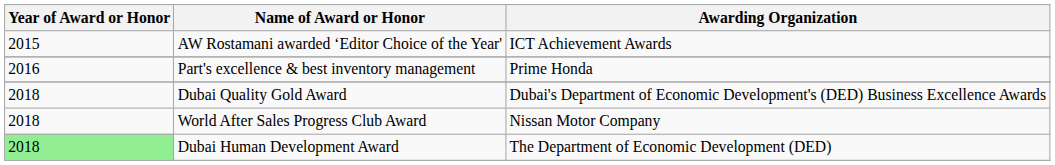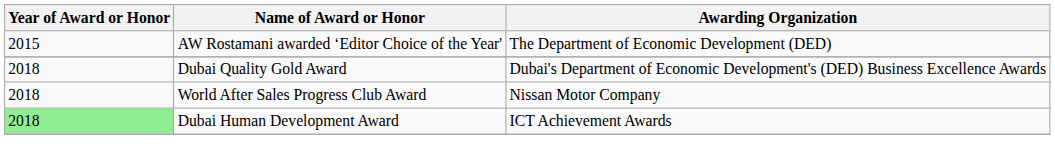(591, 43) ICT Achievement Awards -> (670, 43) The Department of Economic Development (DED)
- row: (327, 69)
(670, 147) The Department of Economic Development (DED) -> (591, 121) ICT Achievement Awards
